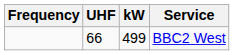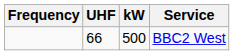(134, 38) 499 -> (134, 38) 500
